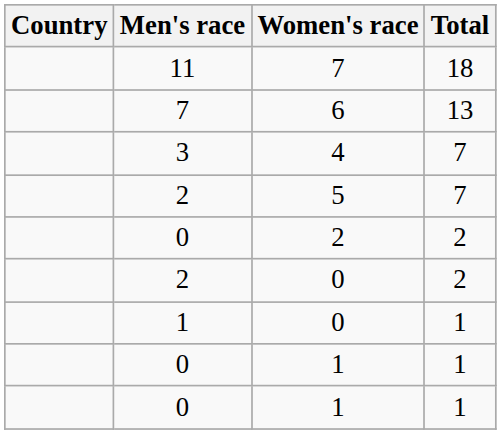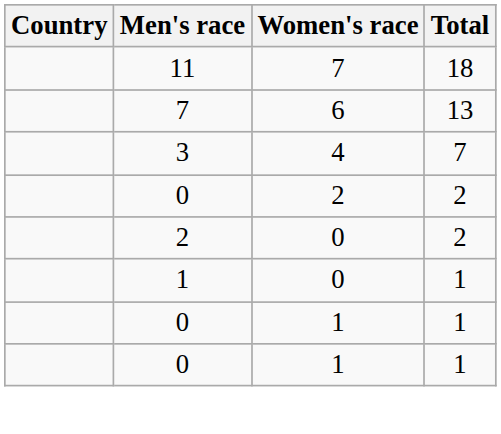- row: (182, 195)
